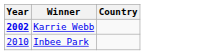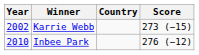+ column: (167, 12)
(18, 27) bold -> (18, 27) normal
